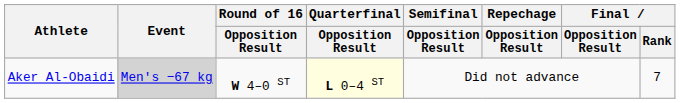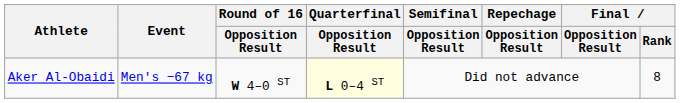(167, 78) lightgrey background -> (167, 78) no background
(657, 78) 7 -> (657, 78) 8
